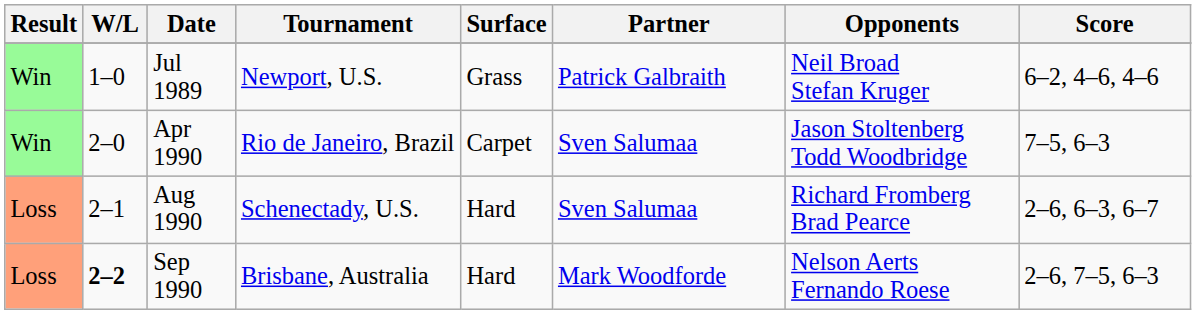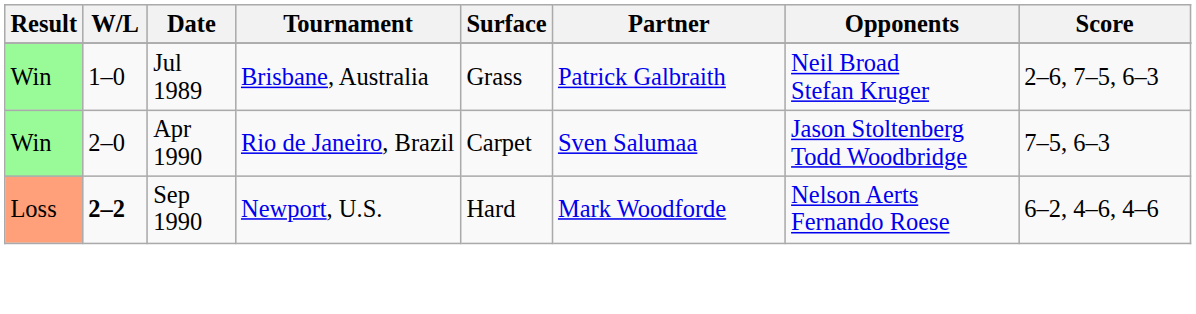(312, 76) Newport, U.S. -> (335, 76) Brisbane, Australia
(1092, 76) 6–2, 4–6, 4–6 -> (1092, 76) 2–6, 7–5, 6–3
- row: (178, 209)
(335, 275) Brisbane, Australia -> (312, 209) Newport, U.S.
(1092, 275) 2–6, 7–5, 6–3 -> (1092, 209) 6–2, 4–6, 4–6
